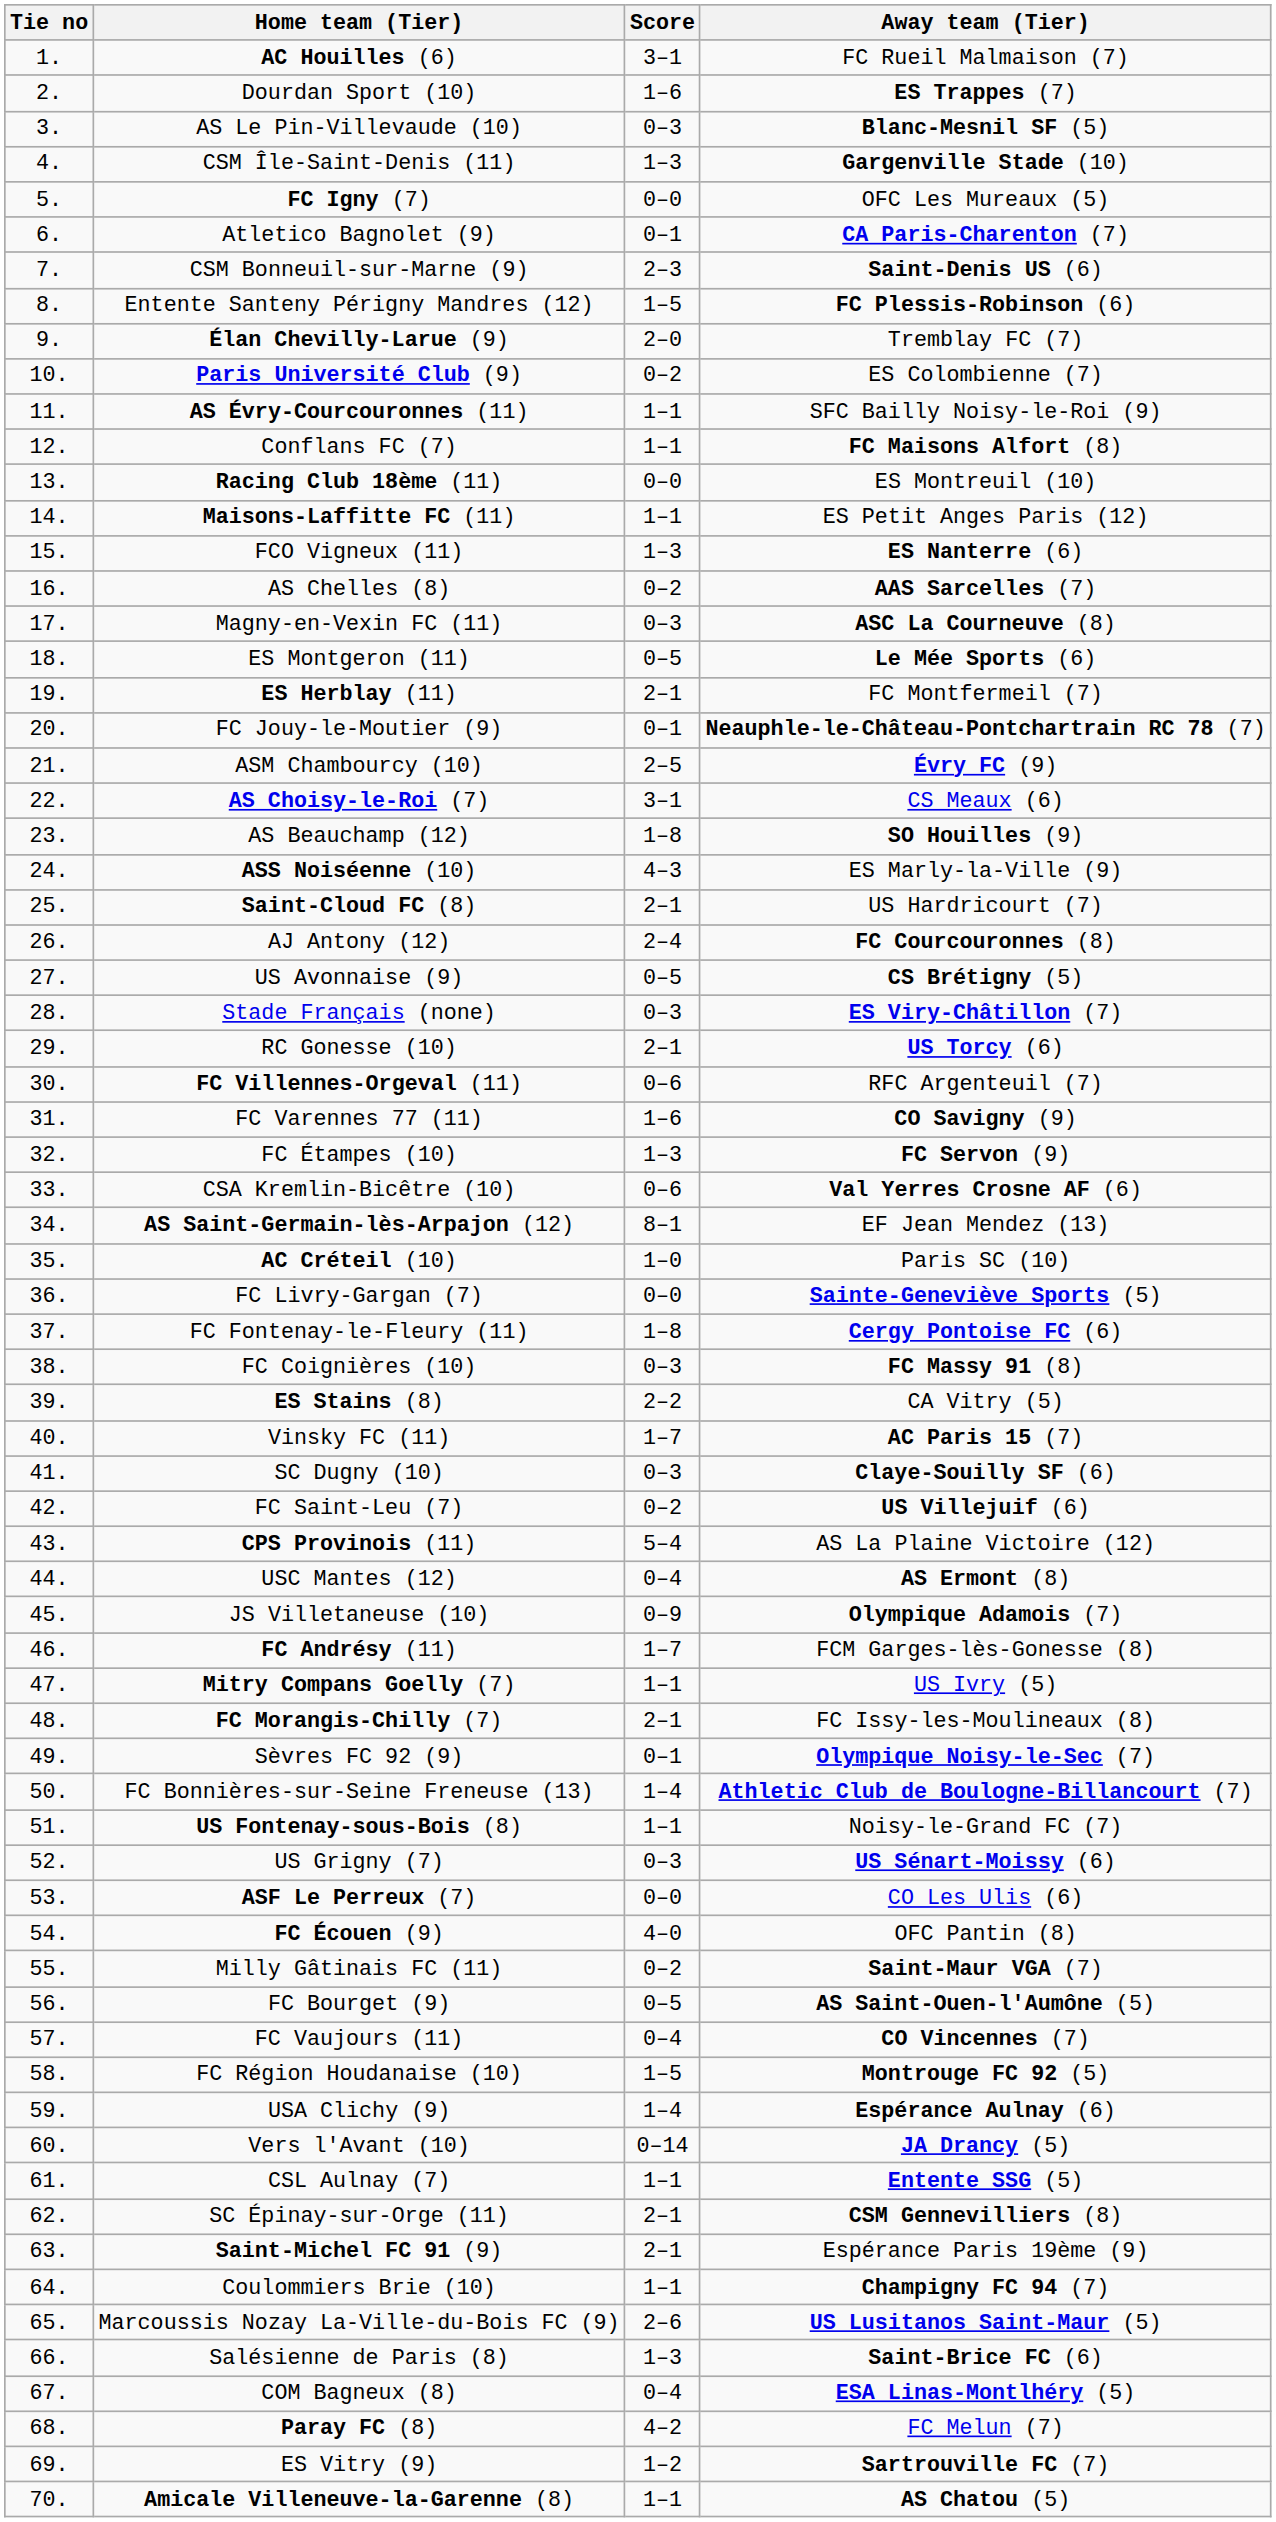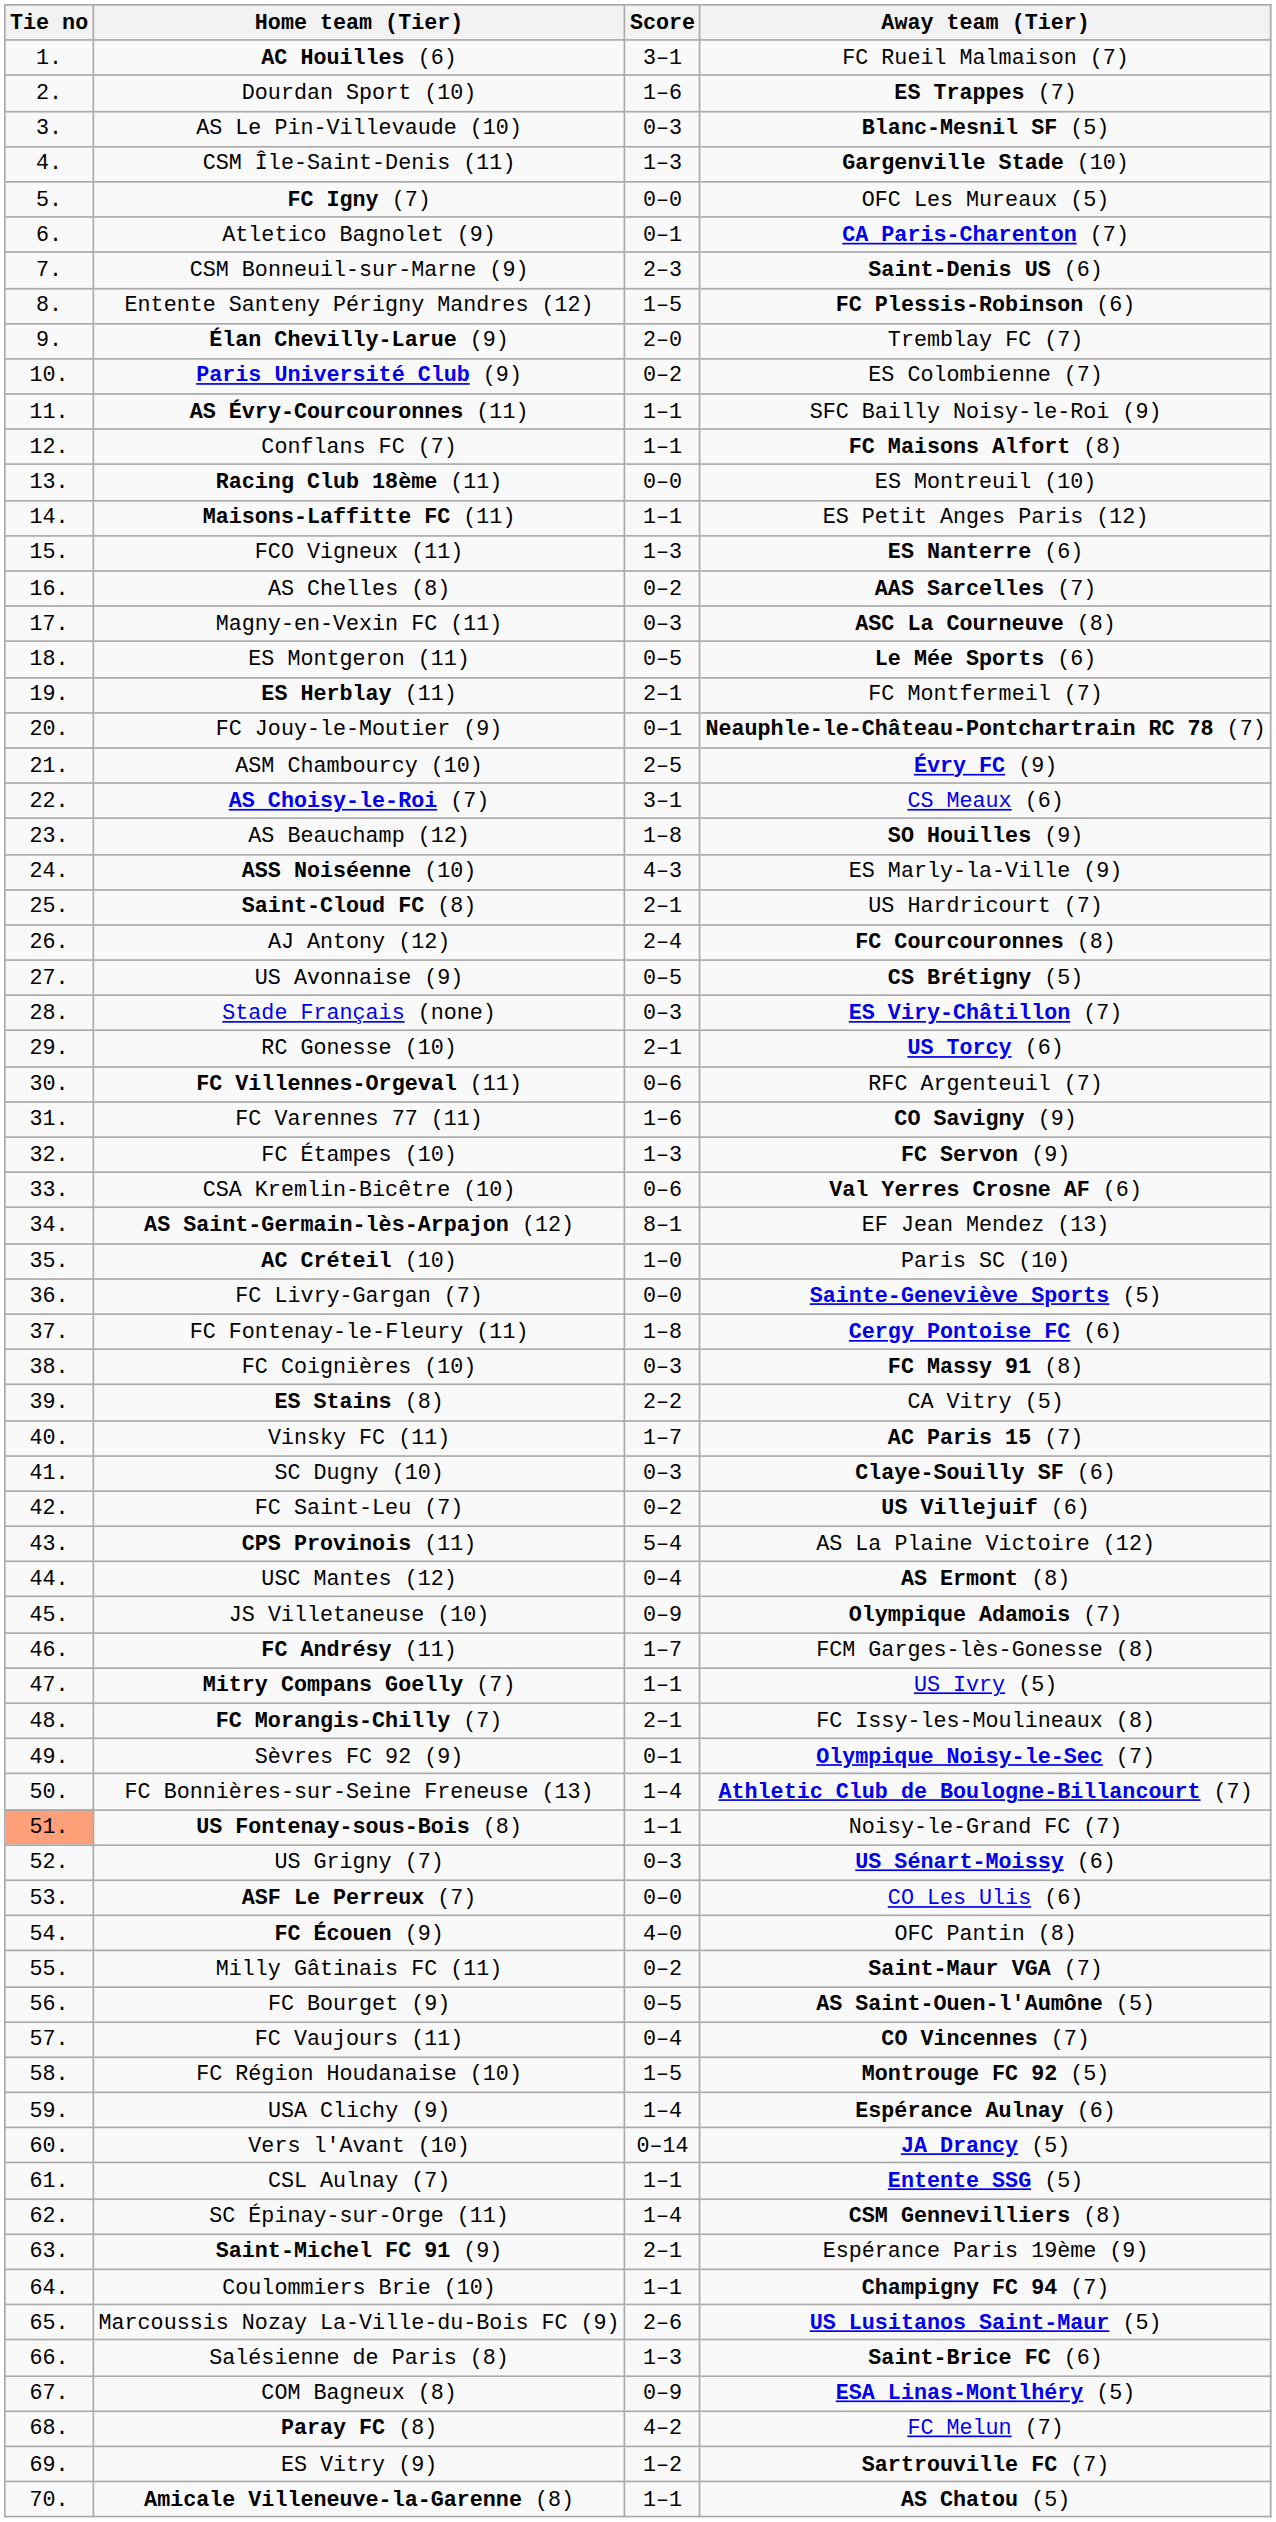(49, 1827) no background -> (49, 1827) lightsalmon background
(663, 2216) 2–1 -> (663, 2216) 1–4
(663, 2393) 0–4 -> (663, 2393) 0–9
